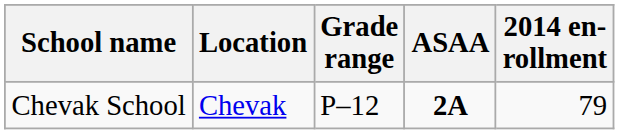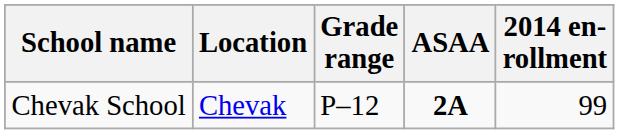(593, 104) 79 -> (593, 104) 99
